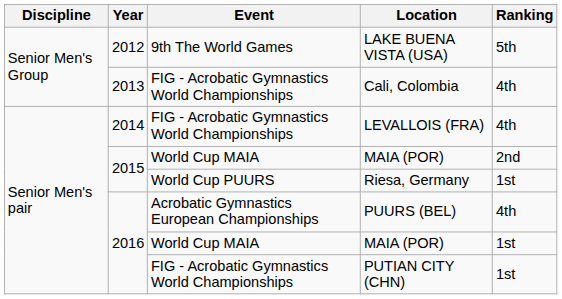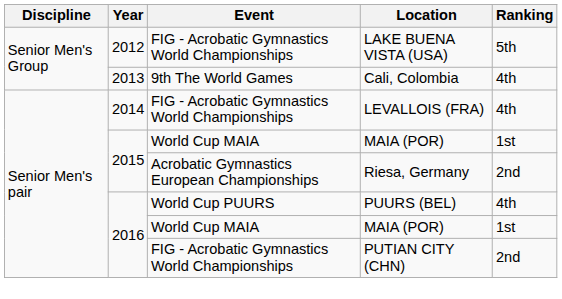(222, 47) 9th The World Games -> (240, 47) FIG - Acrobatic Gymnastics World Championships
(240, 86) FIG - Acrobatic Gymnastics World Championships -> (222, 78) 9th The World Games
(508, 157) 2nd -> (506, 141) 1st
(213, 180) World Cup PUURS -> (235, 172) Acrobatic Gymnastics European Championships
(506, 180) 1st -> (508, 172) 2nd
(235, 211) Acrobatic Gymnastics European Championships -> (213, 203) World Cup PUURS
(506, 274) 1st -> (508, 258) 2nd
